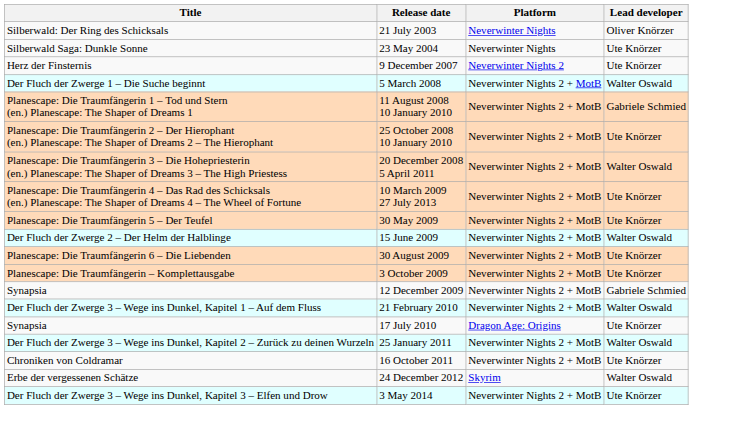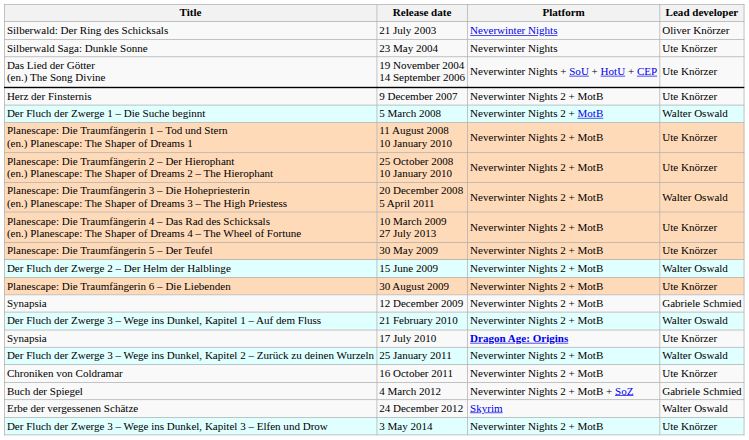+ row: (422, 71)
(516, 65) Neverwinter Nights 2 -> (537, 96) Neverwinter Nights 2 + MotB
(646, 107) Gabriele Schmied -> (690, 137) Ute Knörzer
- row: (413, 273)
(515, 325) normal -> (519, 338) bold
+ row: (410, 391)
